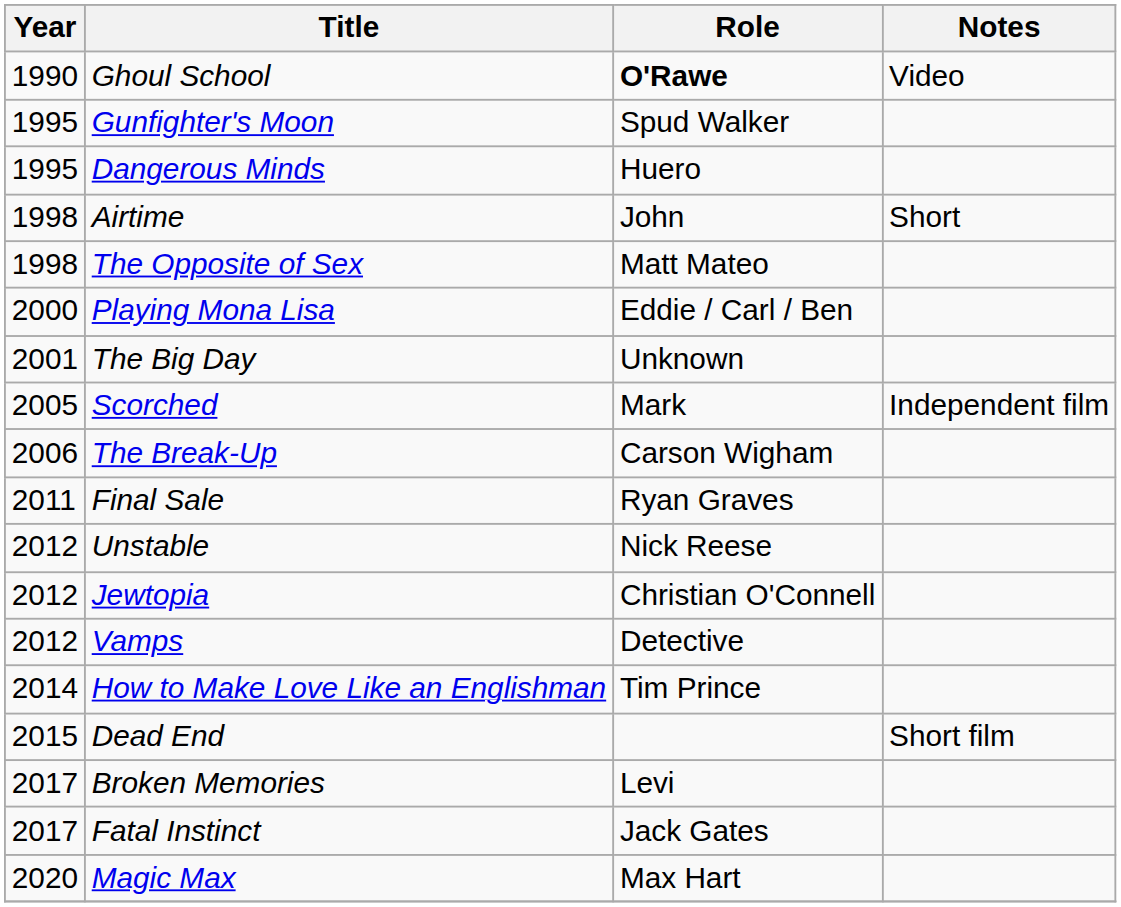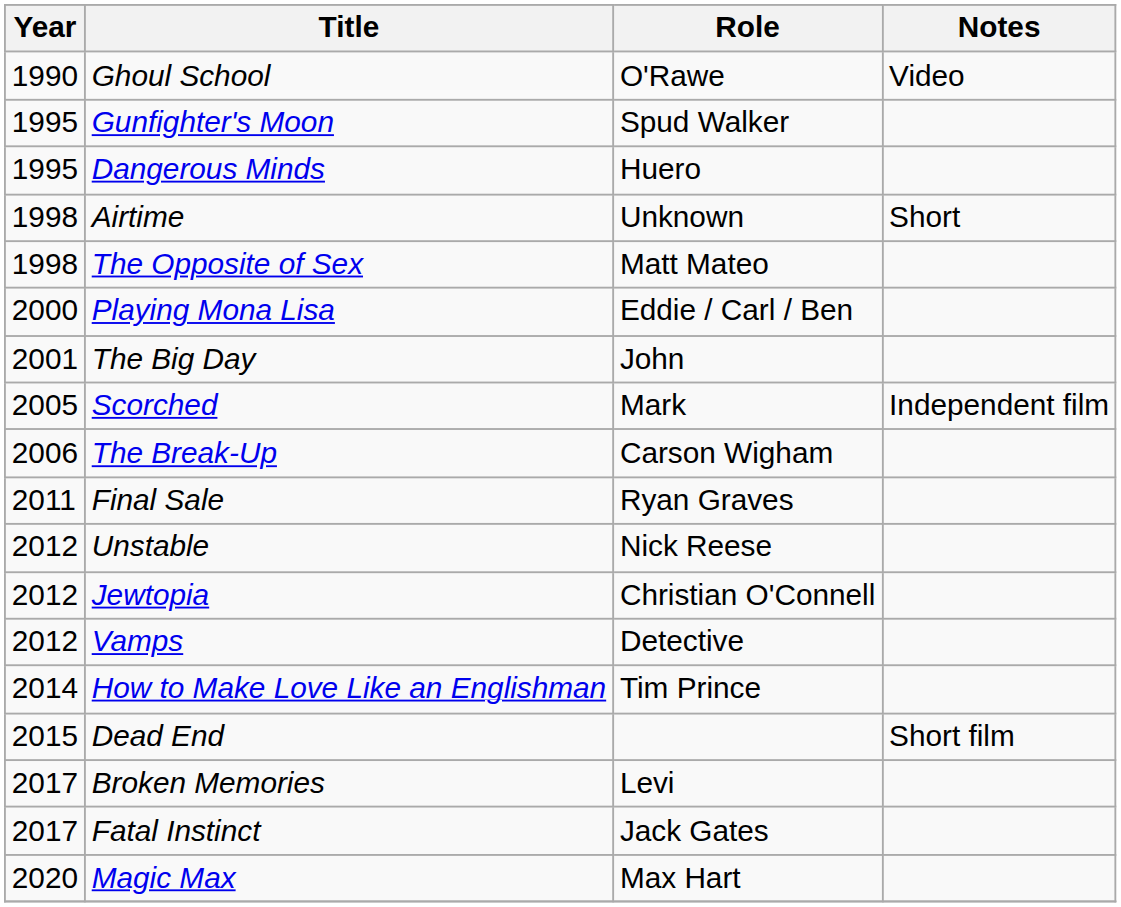(674, 75) bold -> (672, 75) normal
(652, 216) John -> (682, 216) Unknown
(682, 358) Unknown -> (652, 358) John
